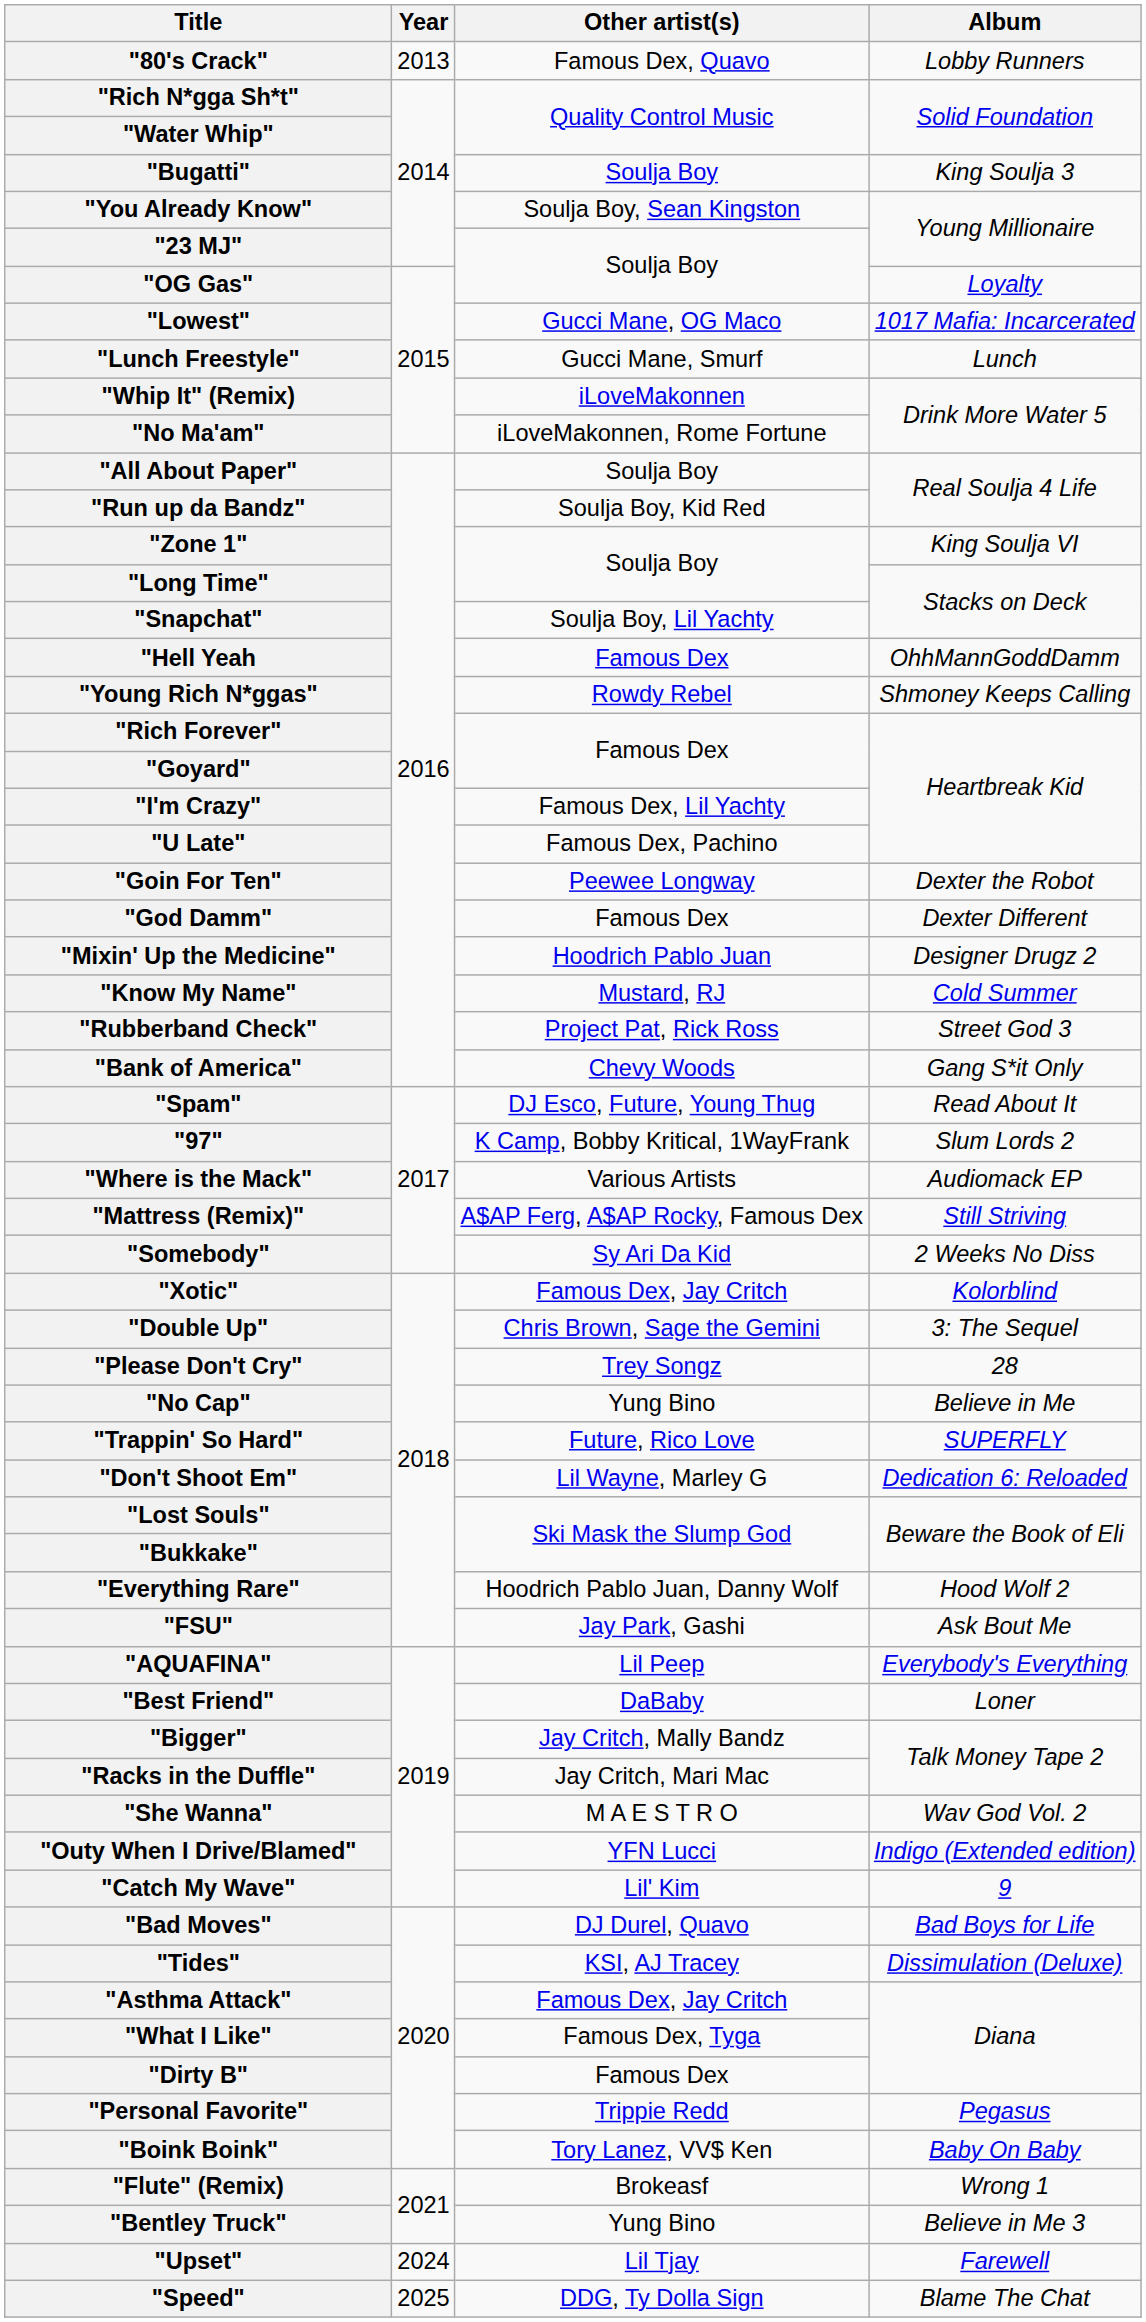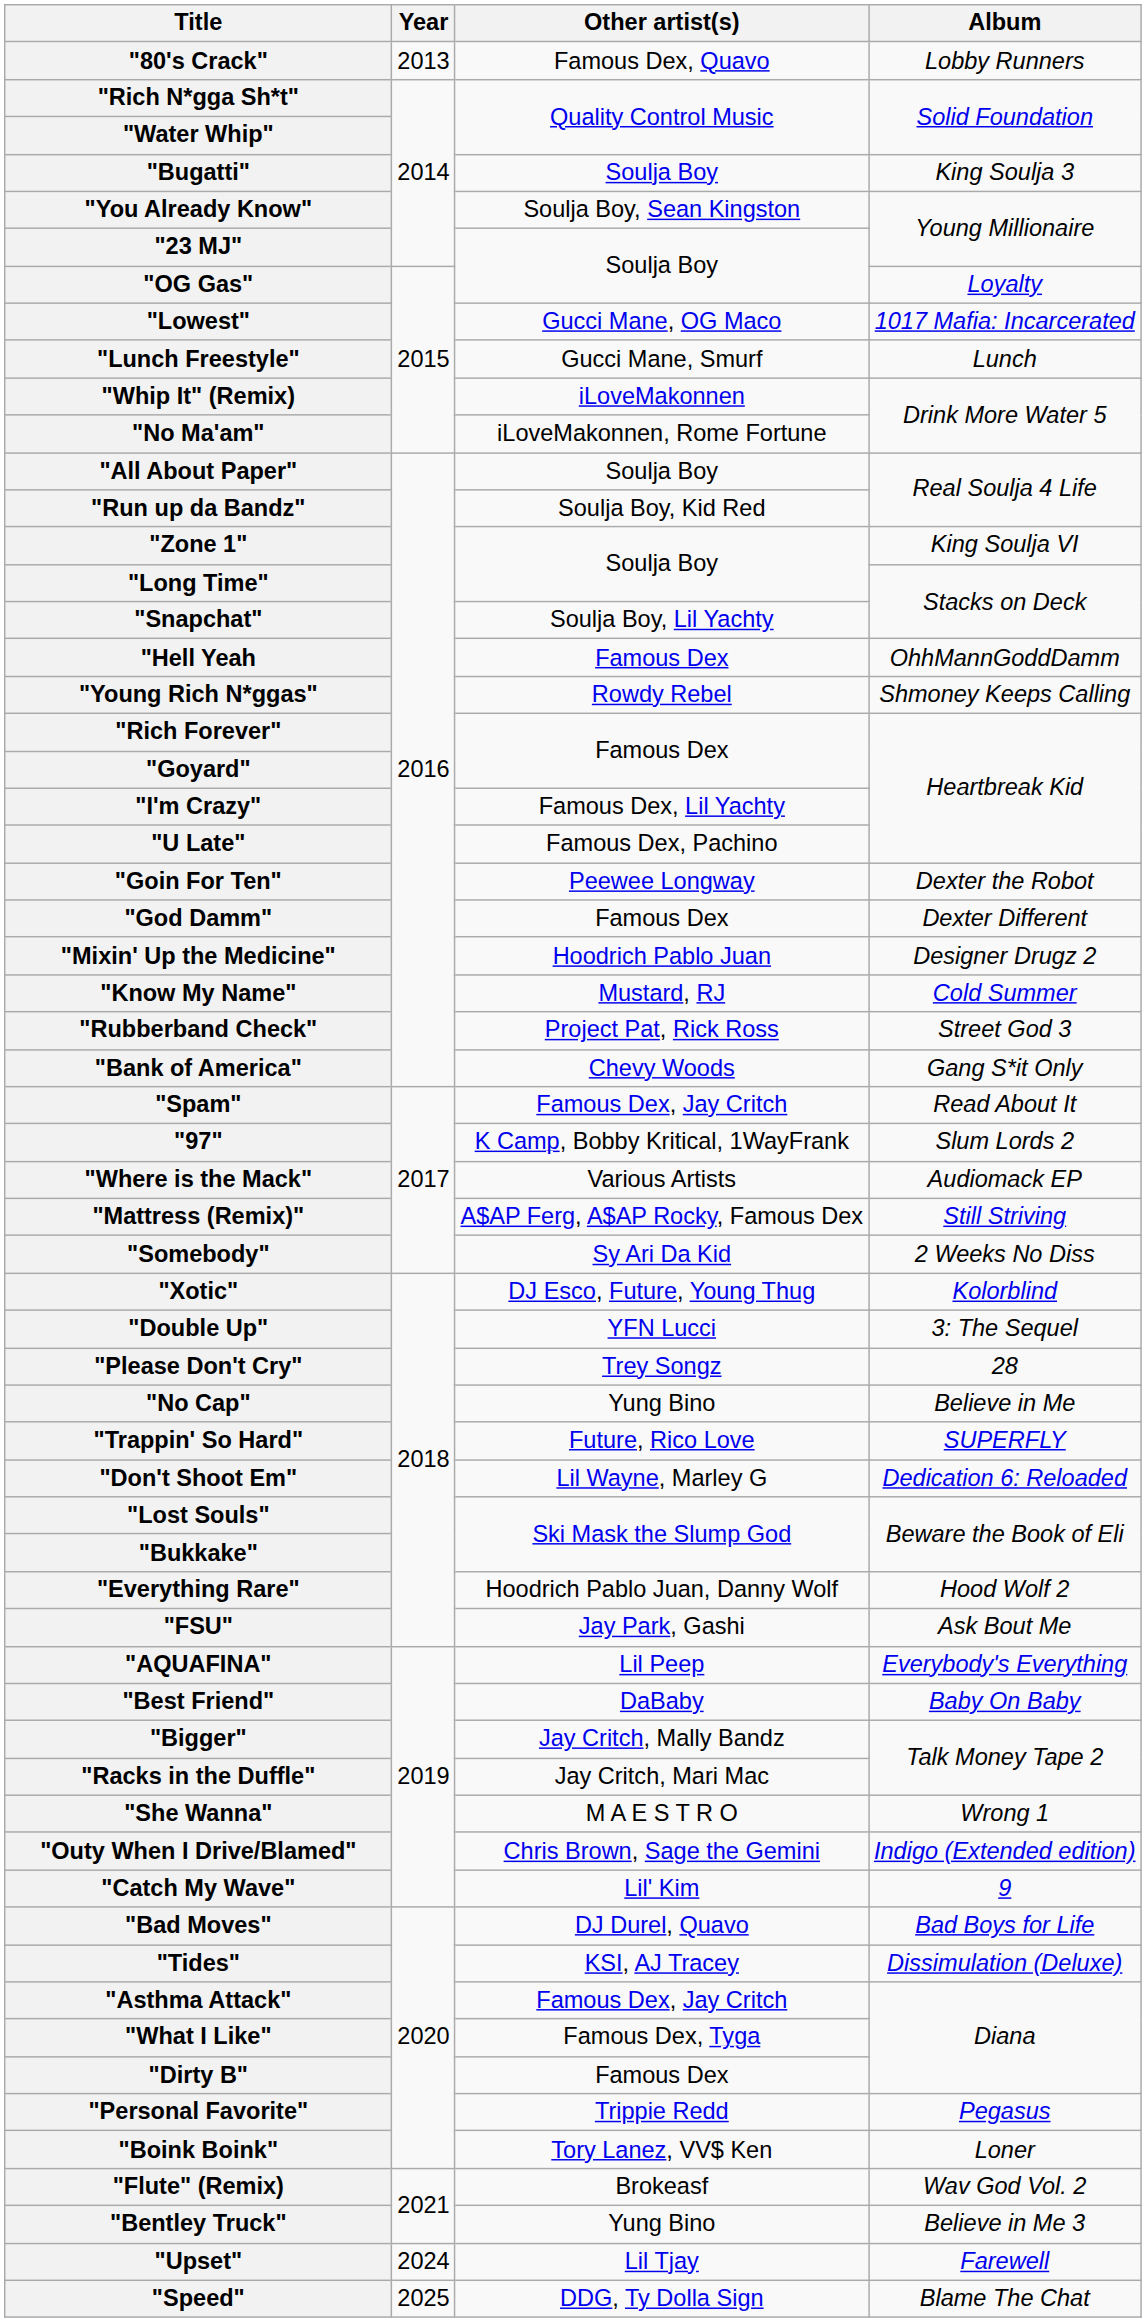(662, 1104) DJ Esco, Future, Young Thug -> (662, 1104) Famous Dex, Jay Critch
(662, 1291) Famous Dex, Jay Critch -> (662, 1291) DJ Esco, Future, Young Thug
(662, 1328) Chris Brown, Sage the Gemini -> (662, 1328) YFN Lucci
(1005, 1701) Loner -> (1005, 1701) Baby On Baby
(1005, 1813) Wav God Vol. 2 -> (1005, 1813) Wrong 1
(662, 1850) YFN Lucci -> (662, 1850) Chris Brown, Sage the Gemini
(1005, 2149) Baby On Baby -> (1005, 2149) Loner
(1005, 2186) Wrong 1 -> (1005, 2186) Wav God Vol. 2
